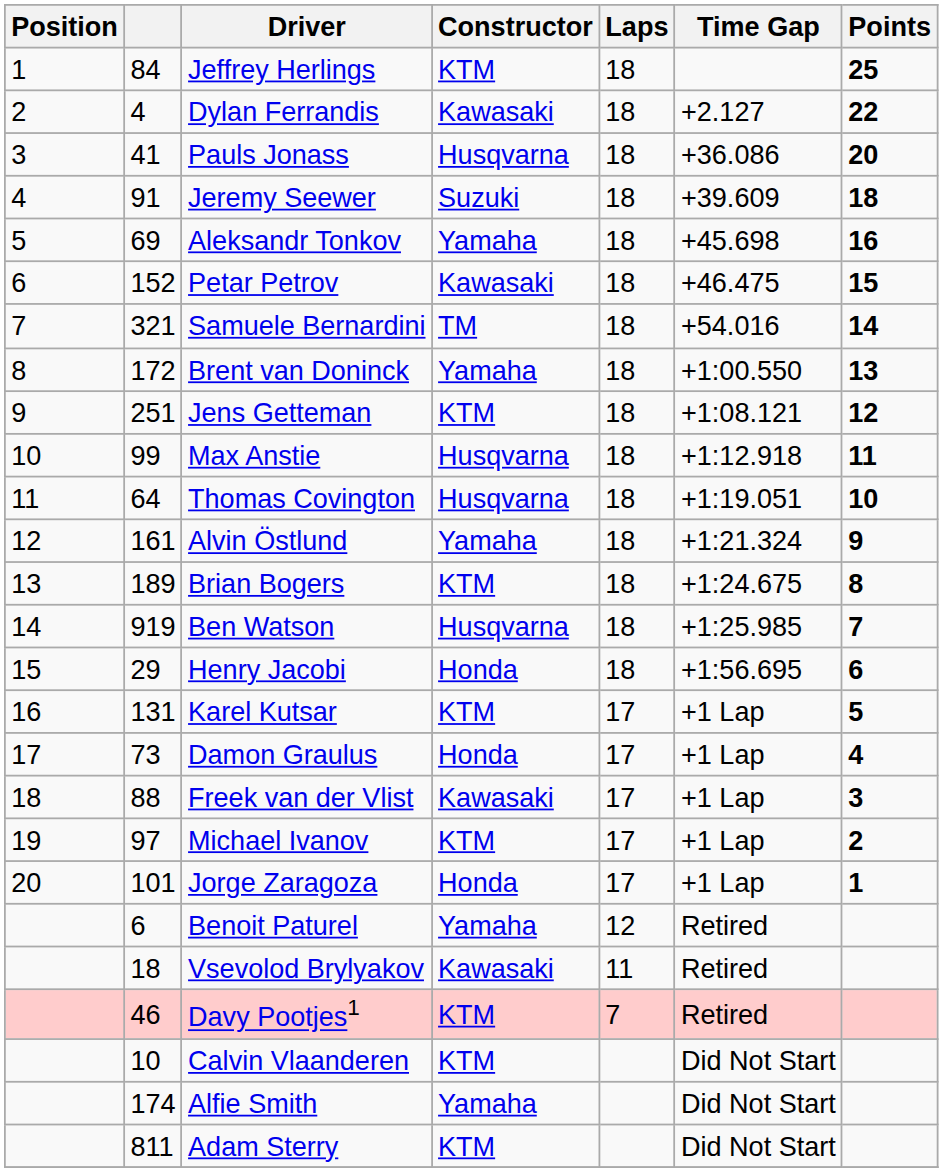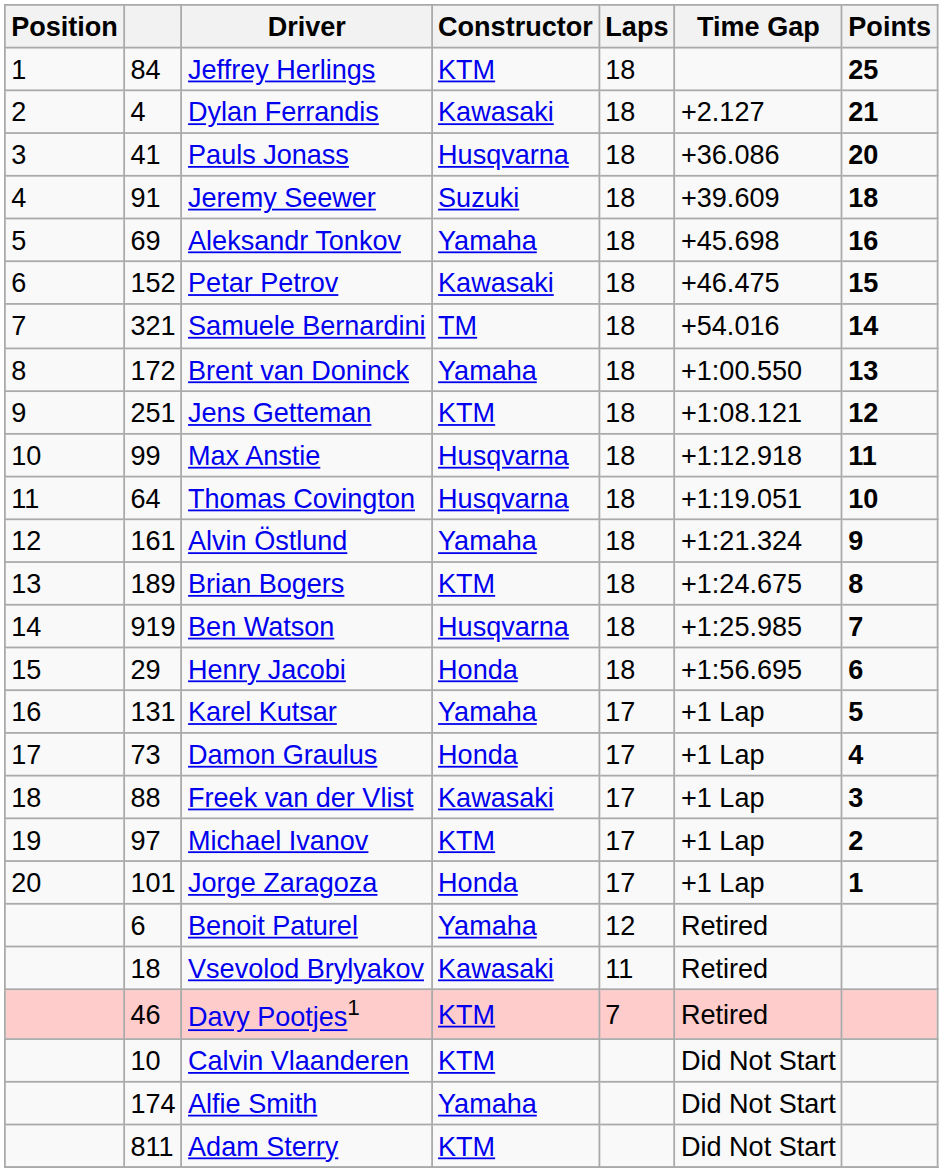(863, 112) 22 -> (863, 112) 21
(467, 712) KTM -> (487, 712) Yamaha
